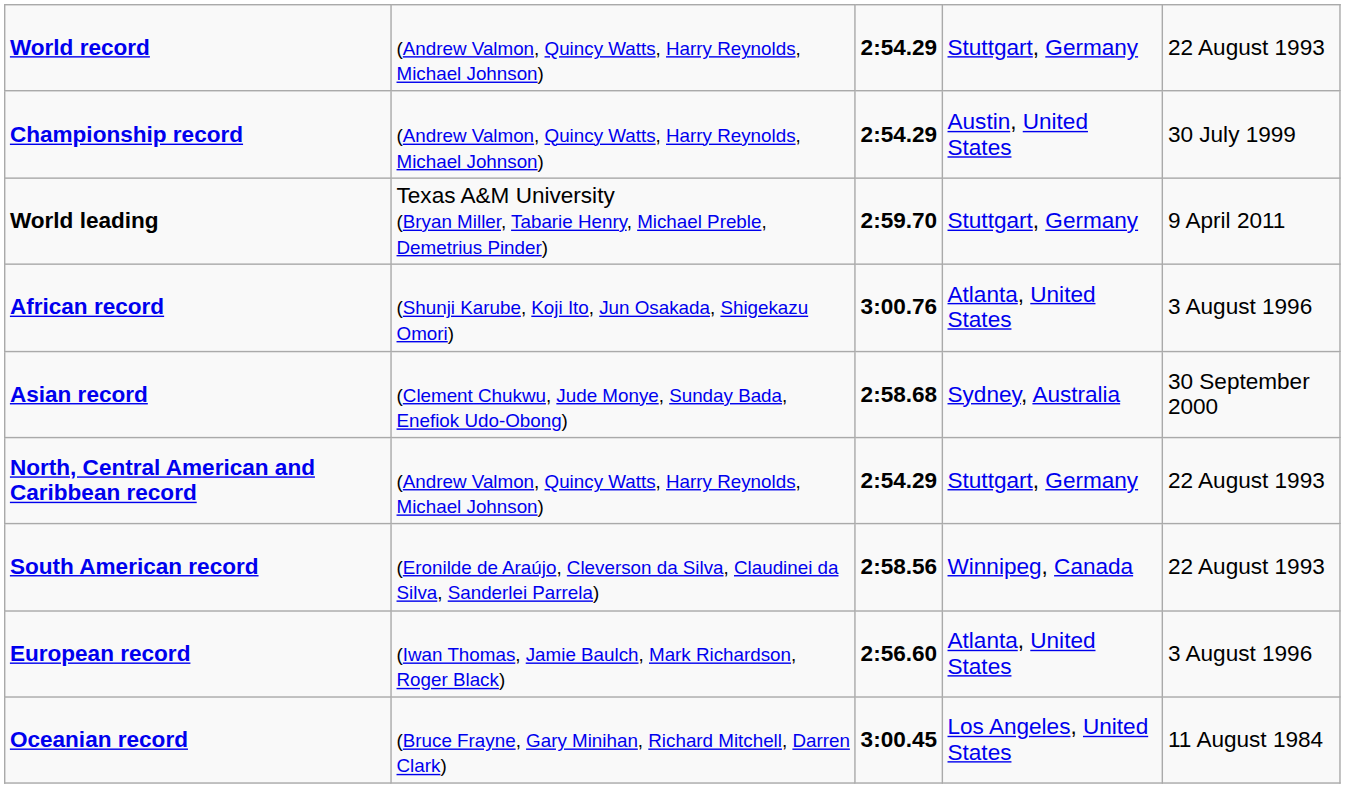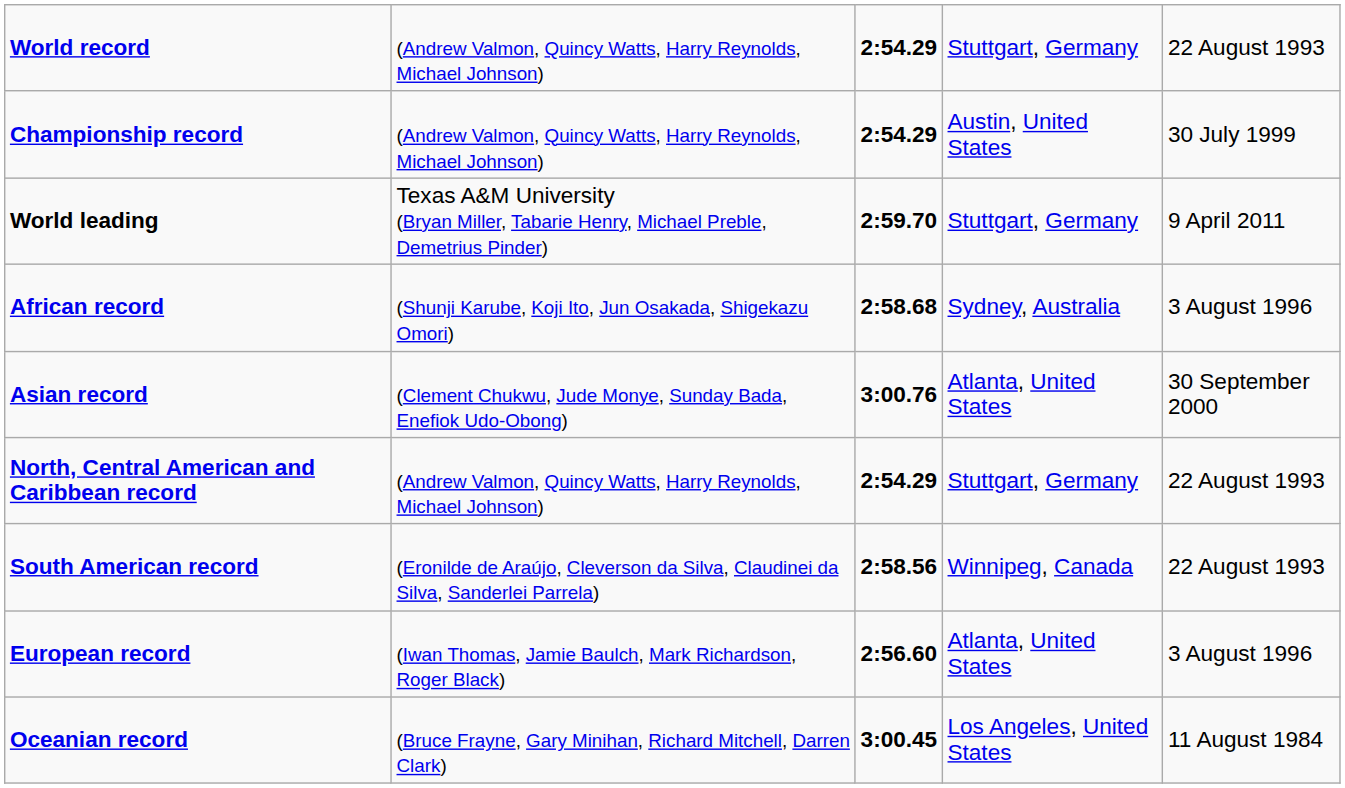(899, 307) 3:00.76 -> (899, 307) 2:58.68
(1022, 307) Atlanta, United States -> (1034, 307) Sydney, Australia
(899, 393) 2:58.68 -> (899, 393) 3:00.76
(1034, 393) Sydney, Australia -> (1022, 393) Atlanta, United States
